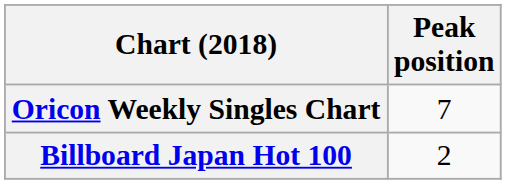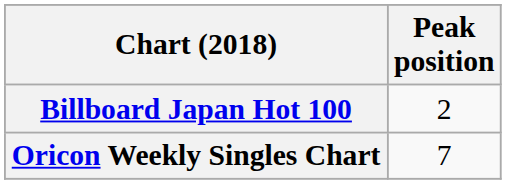rows swapped: (196, 155) <-> (196, 108)
